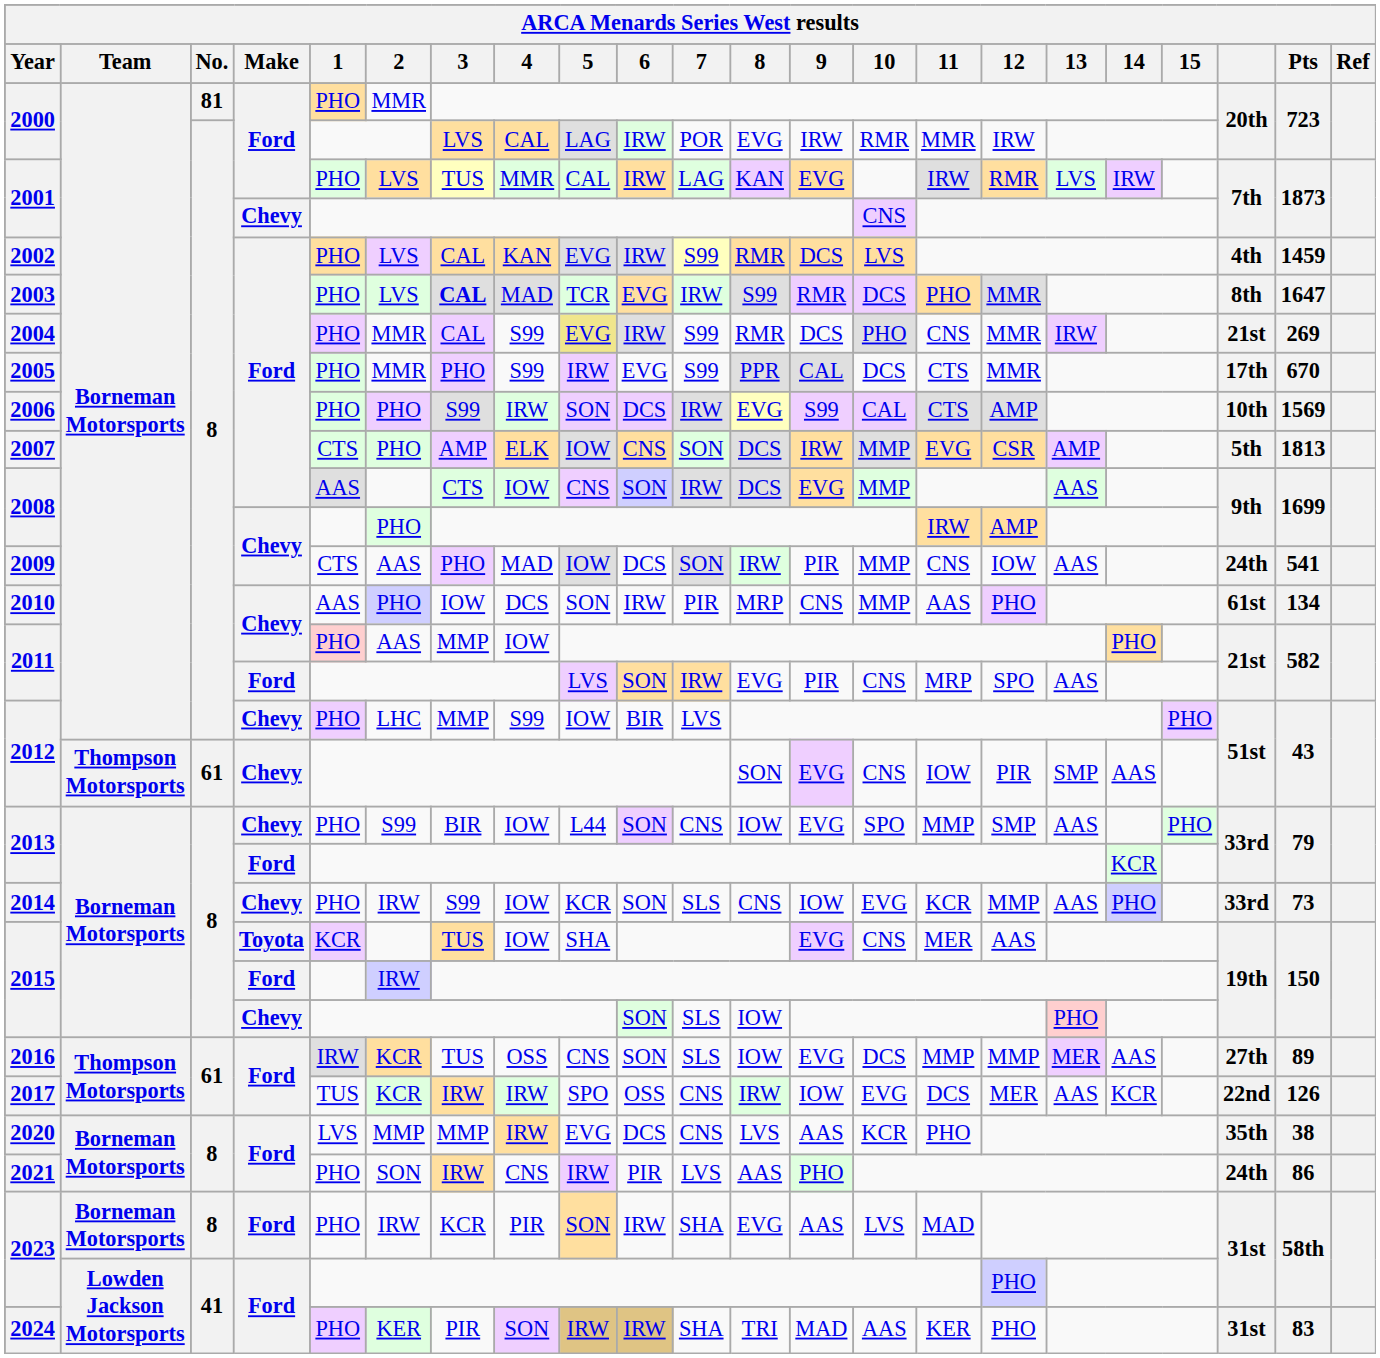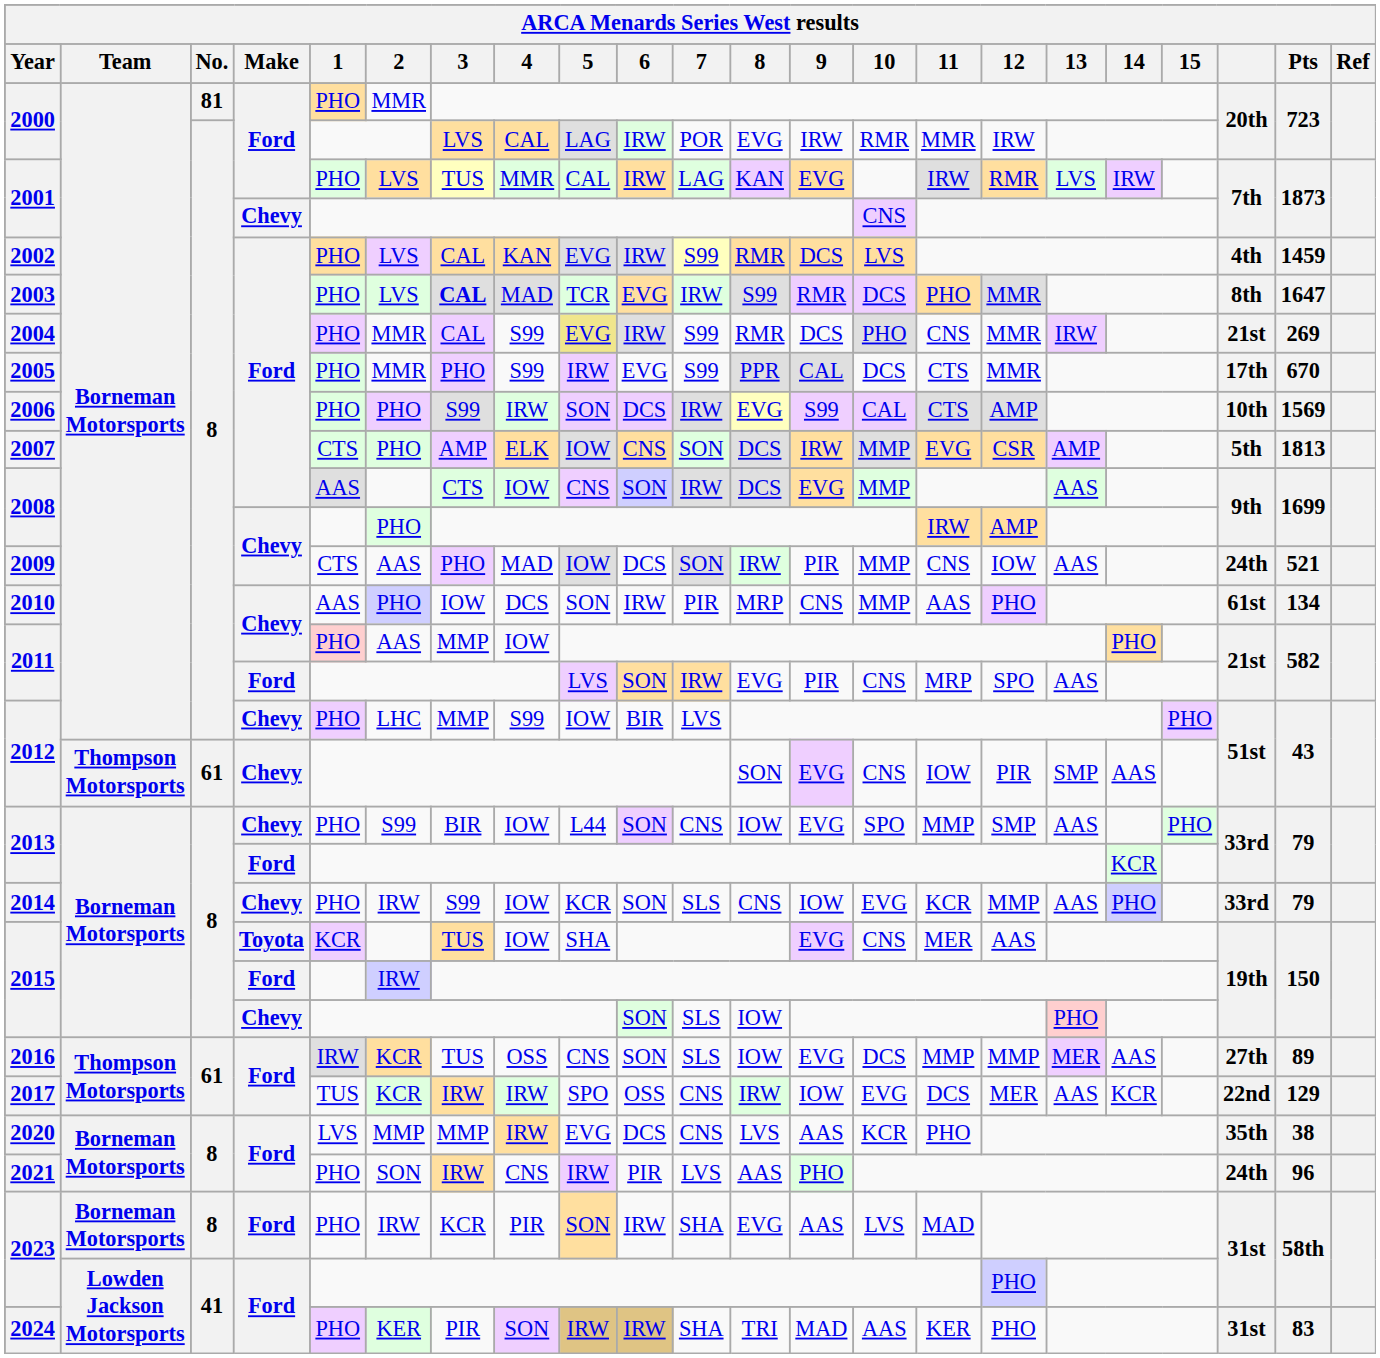(1303, 564) 541 -> (1303, 564) 521
(1303, 902) 73 -> (1303, 902) 79
(1303, 1095) 126 -> (1303, 1095) 129
(1303, 1172) 86 -> (1303, 1172) 96
